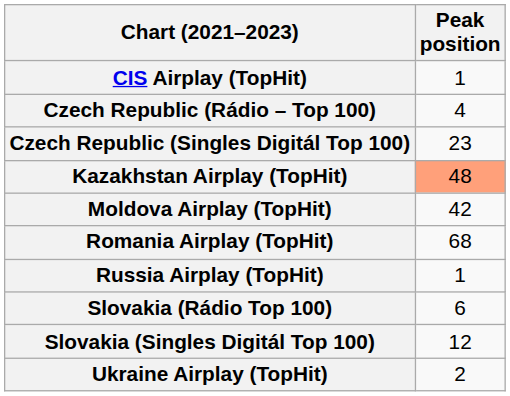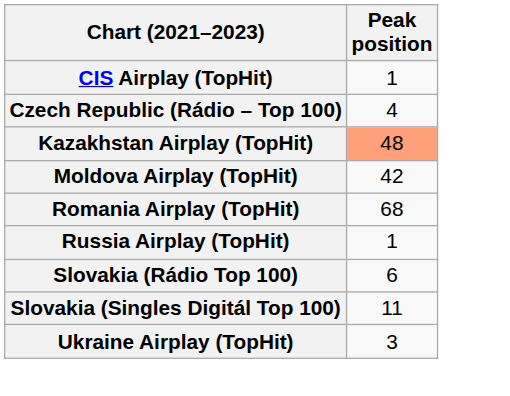- row: (210, 143)
(460, 341) 12 -> (392, 308) 11
(460, 374) 2 -> (392, 341) 3
